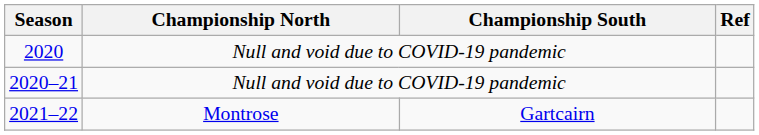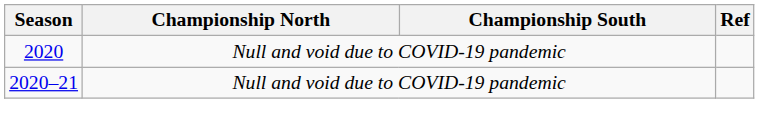- row: (44, 113)
